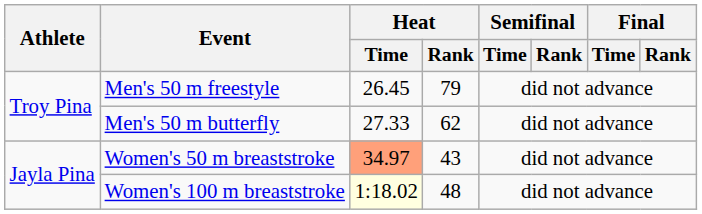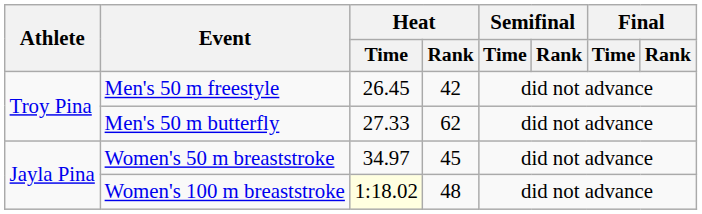(451, 89) 79 -> (451, 89) 42
(386, 158) lightsalmon background -> (386, 158) no background
(451, 158) 43 -> (451, 158) 45
